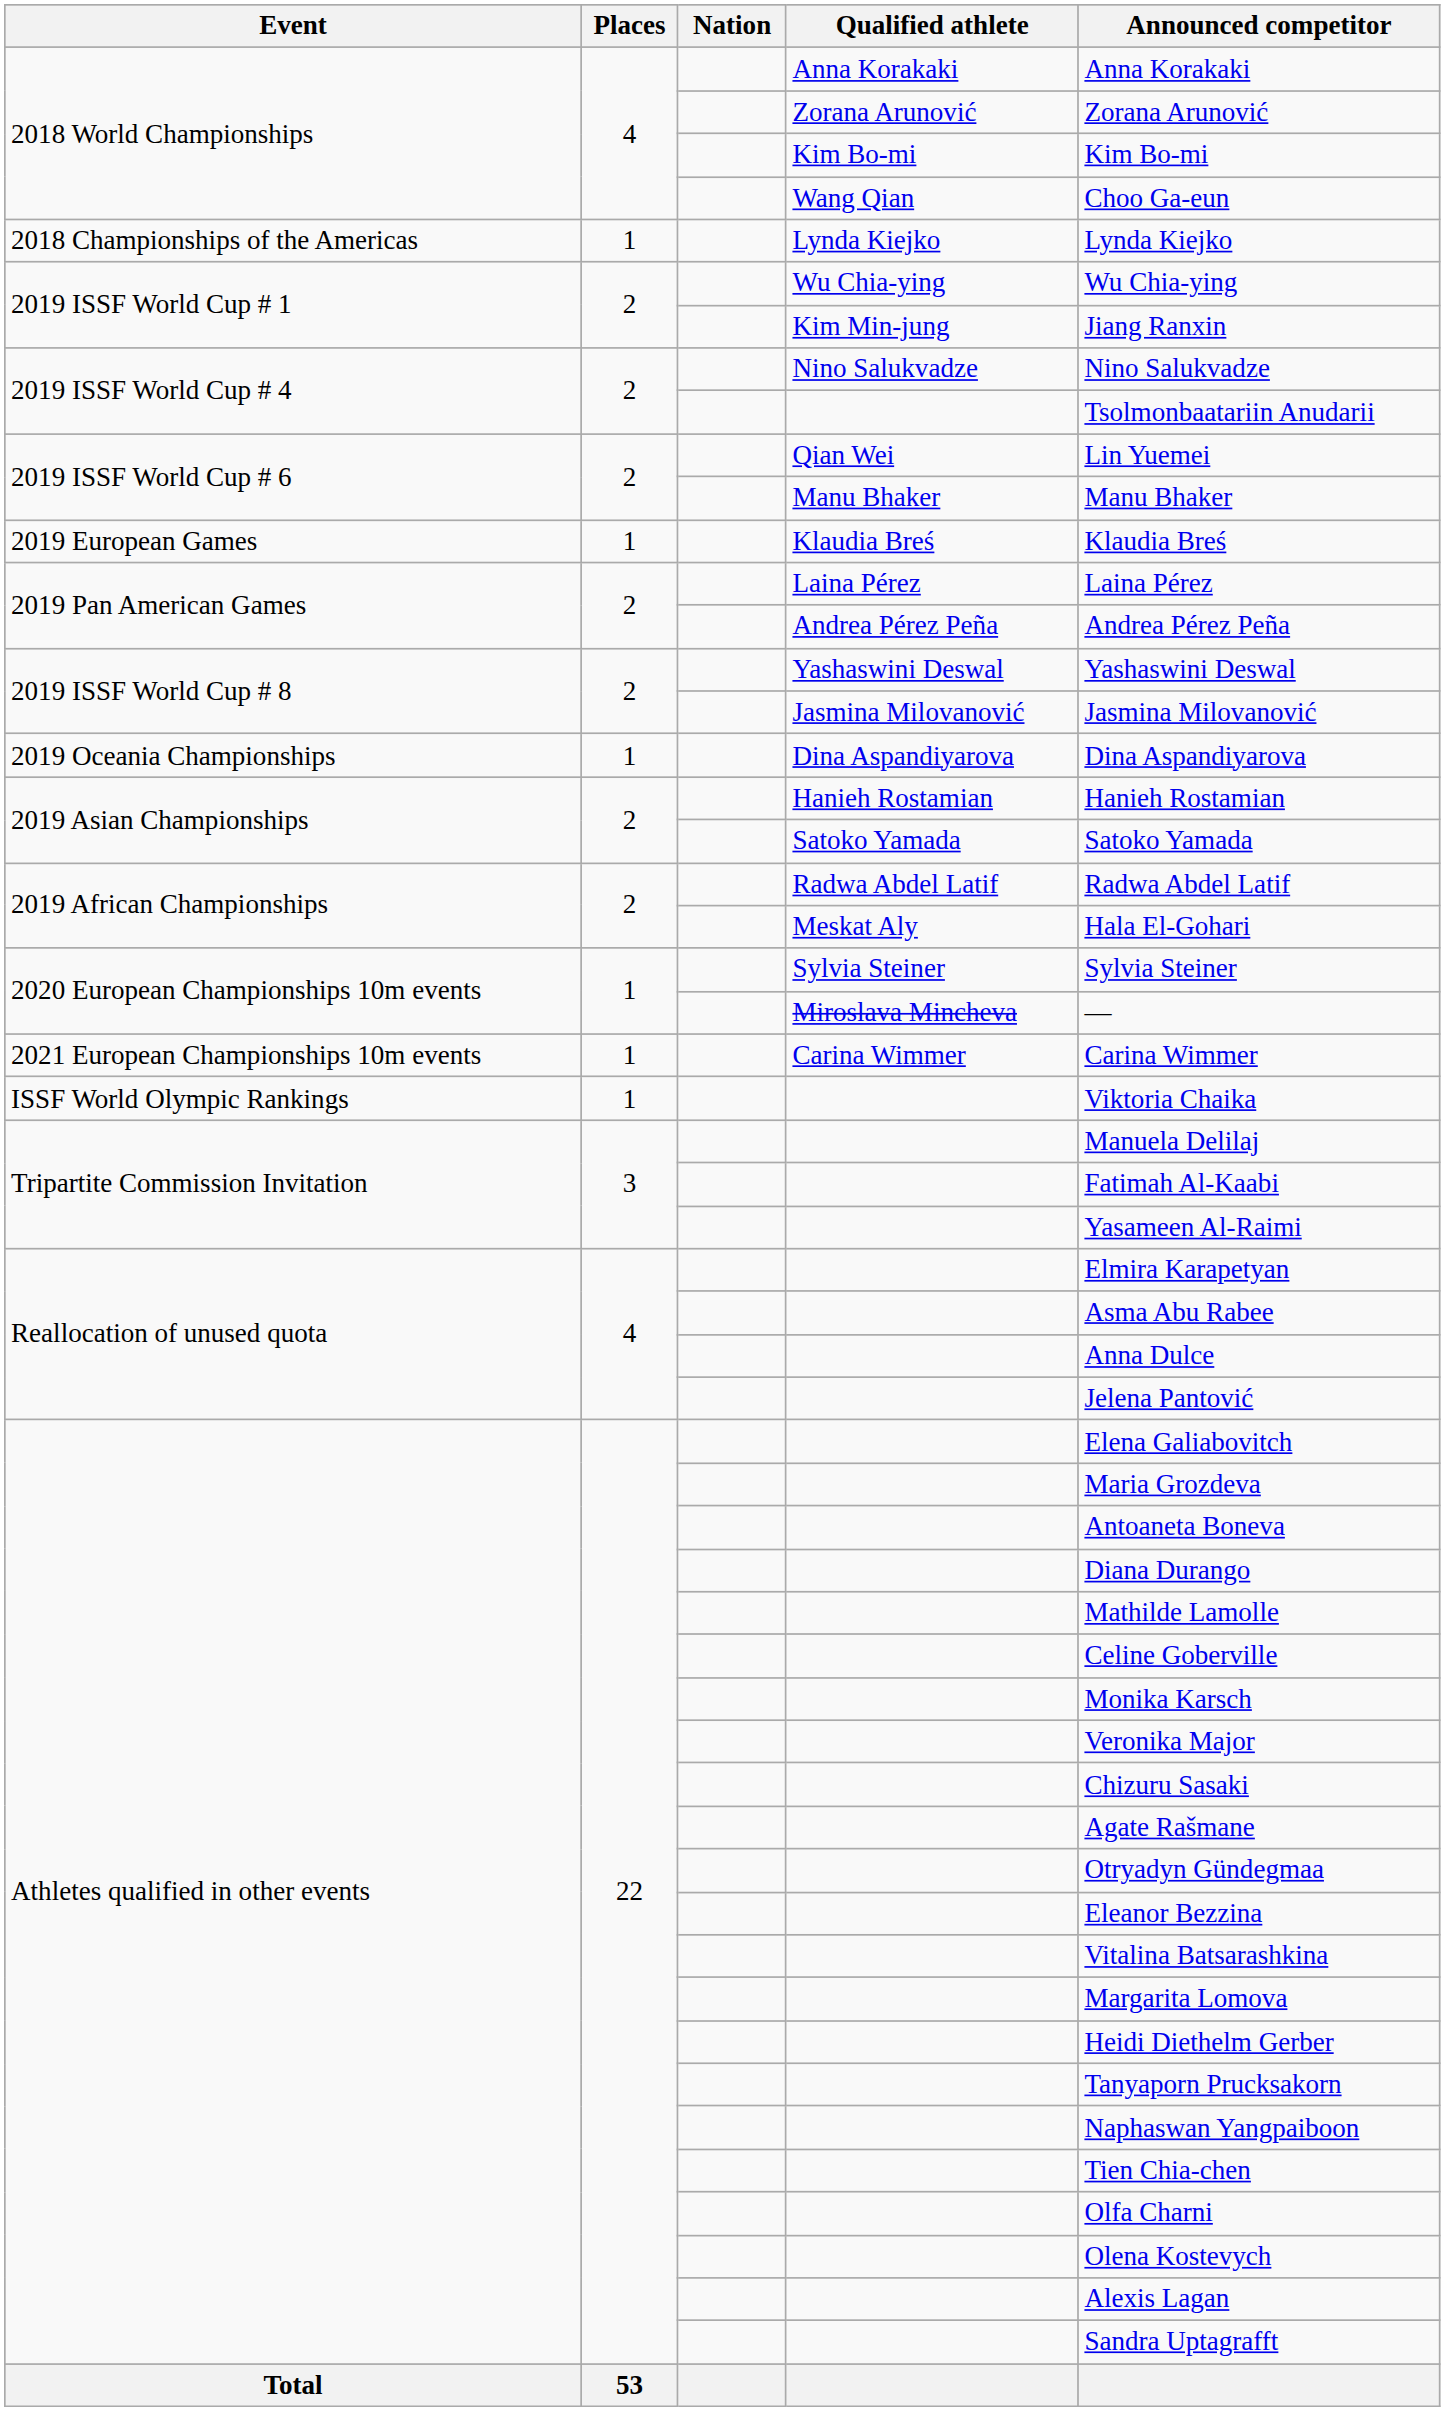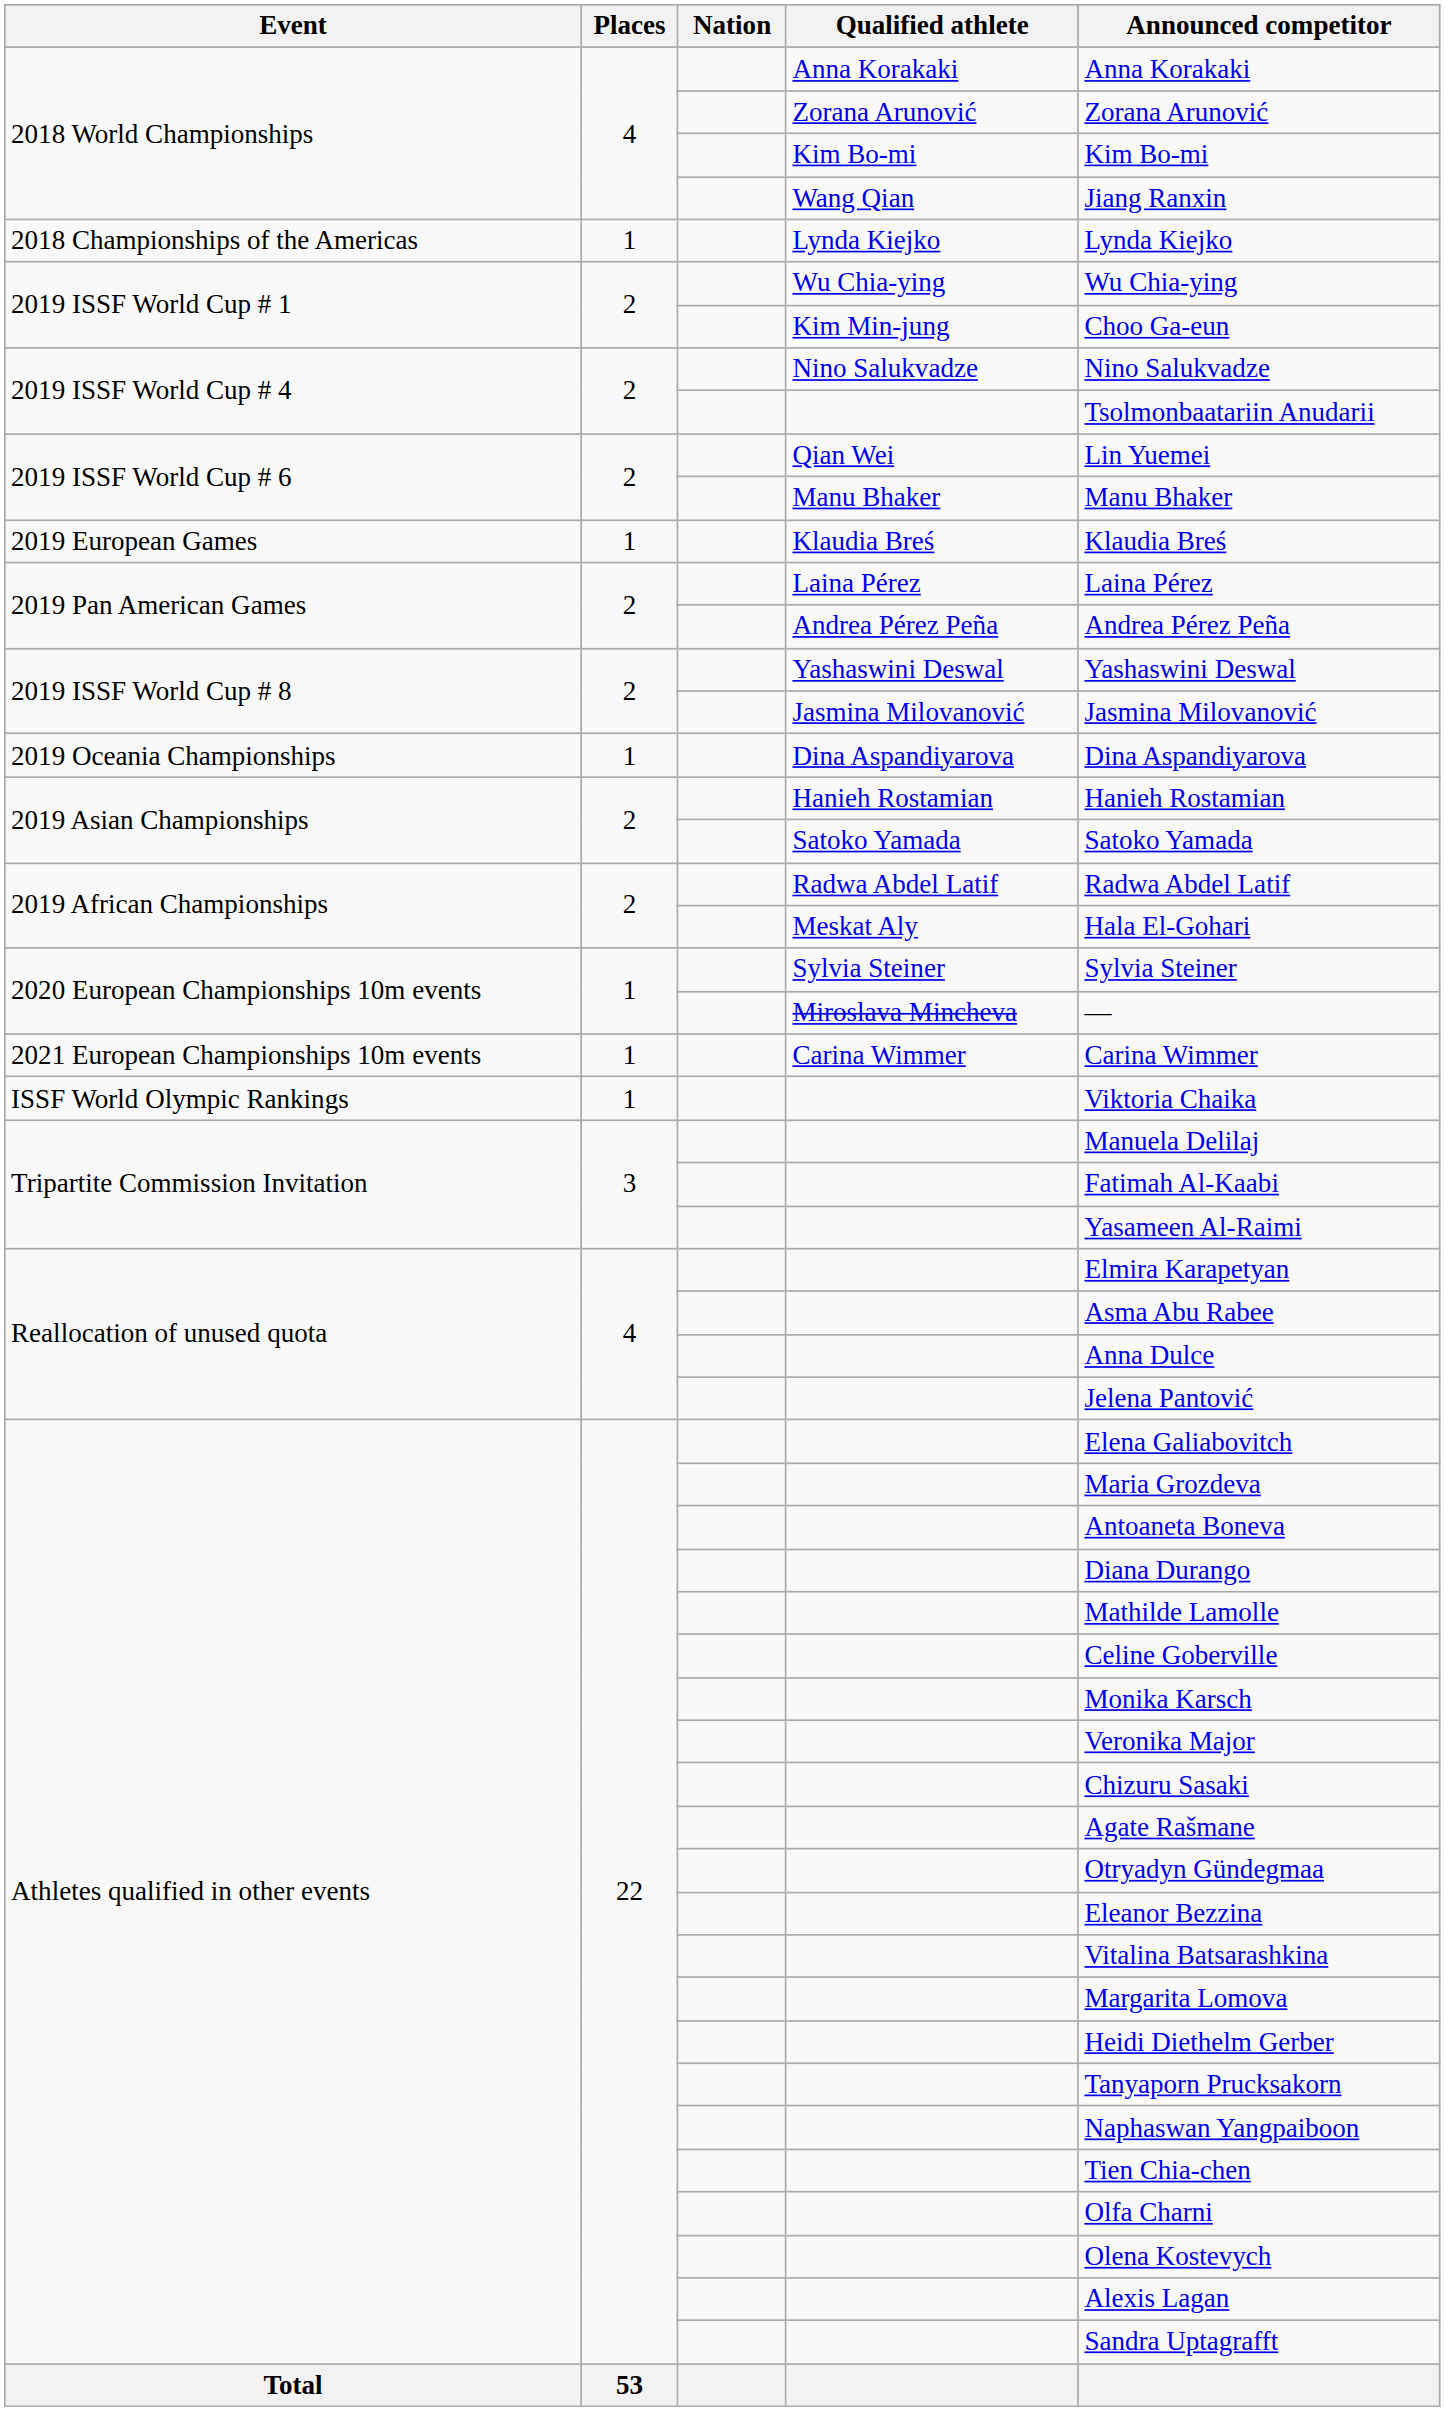(1157, 197) Choo Ga-eun -> (1155, 197) Jiang Ranxin
(1155, 326) Jiang Ranxin -> (1157, 326) Choo Ga-eun
